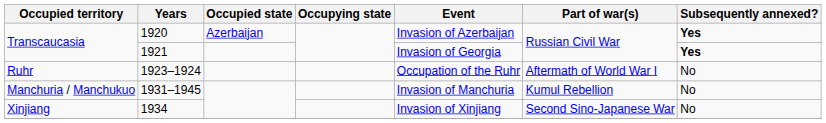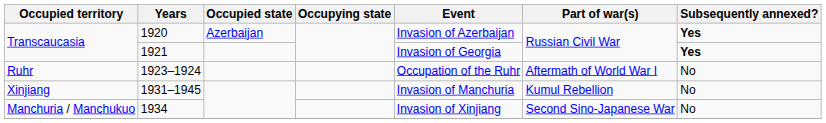(71, 90) Manchuria / Manchukuo -> (28, 90) Xinjiang
(28, 109) Xinjiang -> (71, 109) Manchuria / Manchukuo
